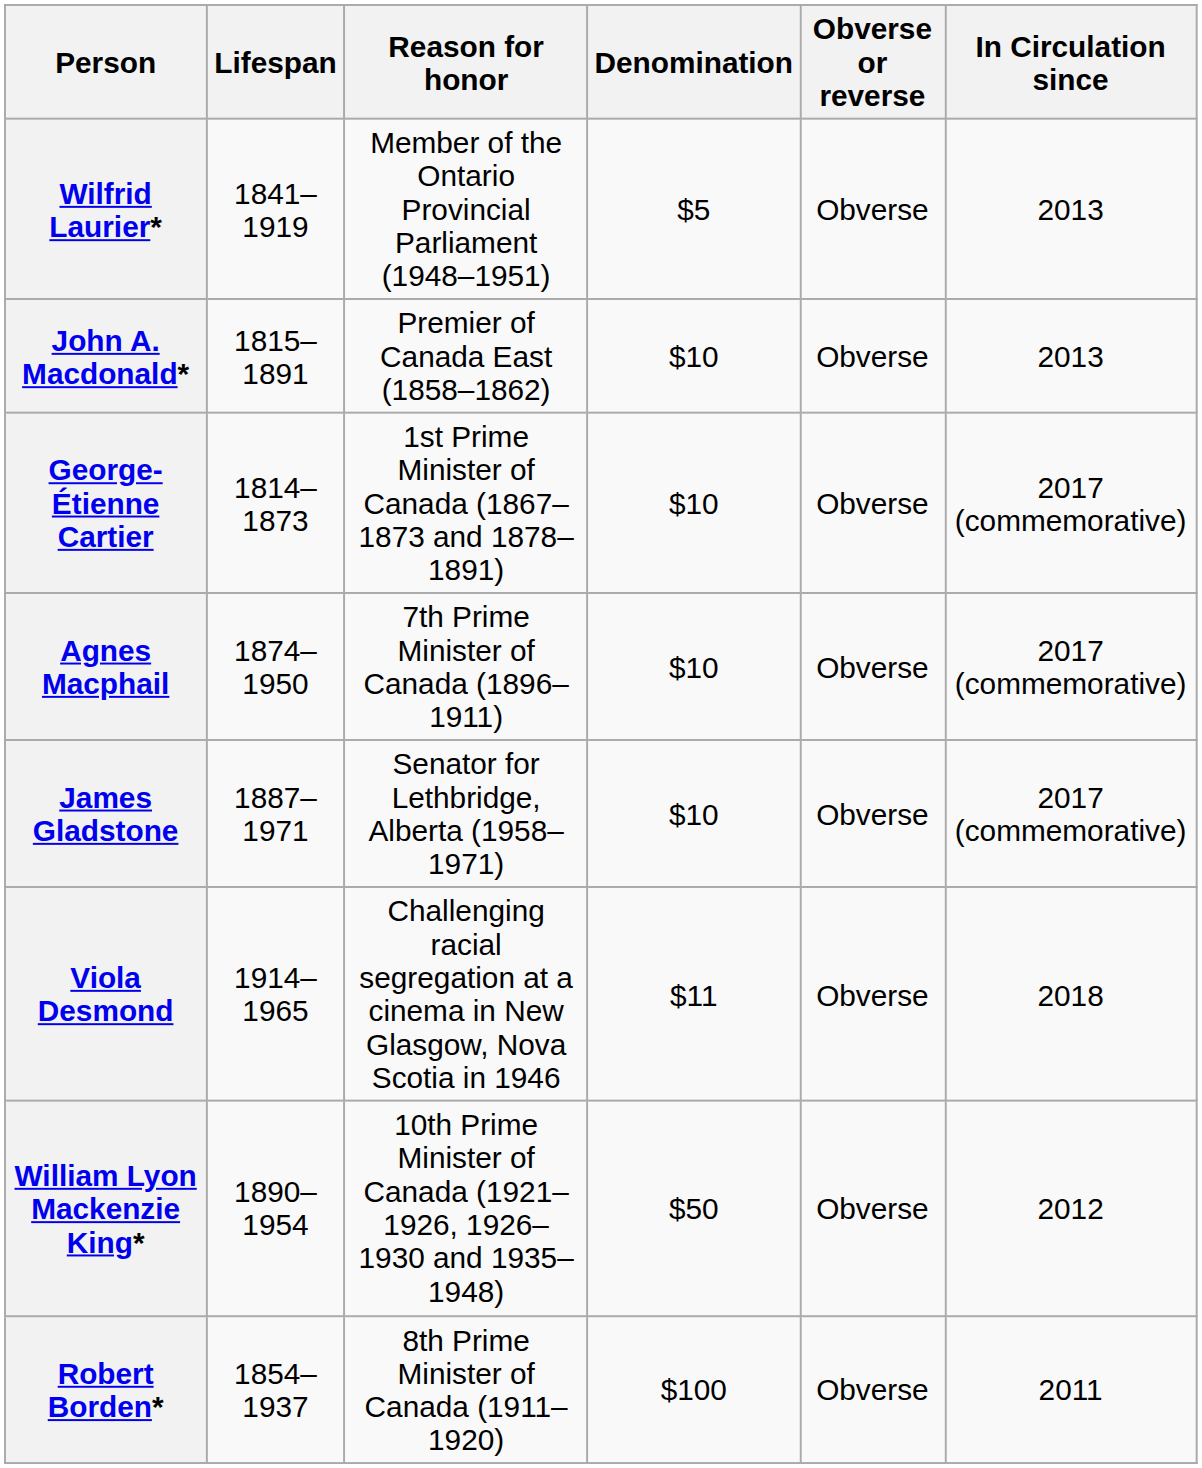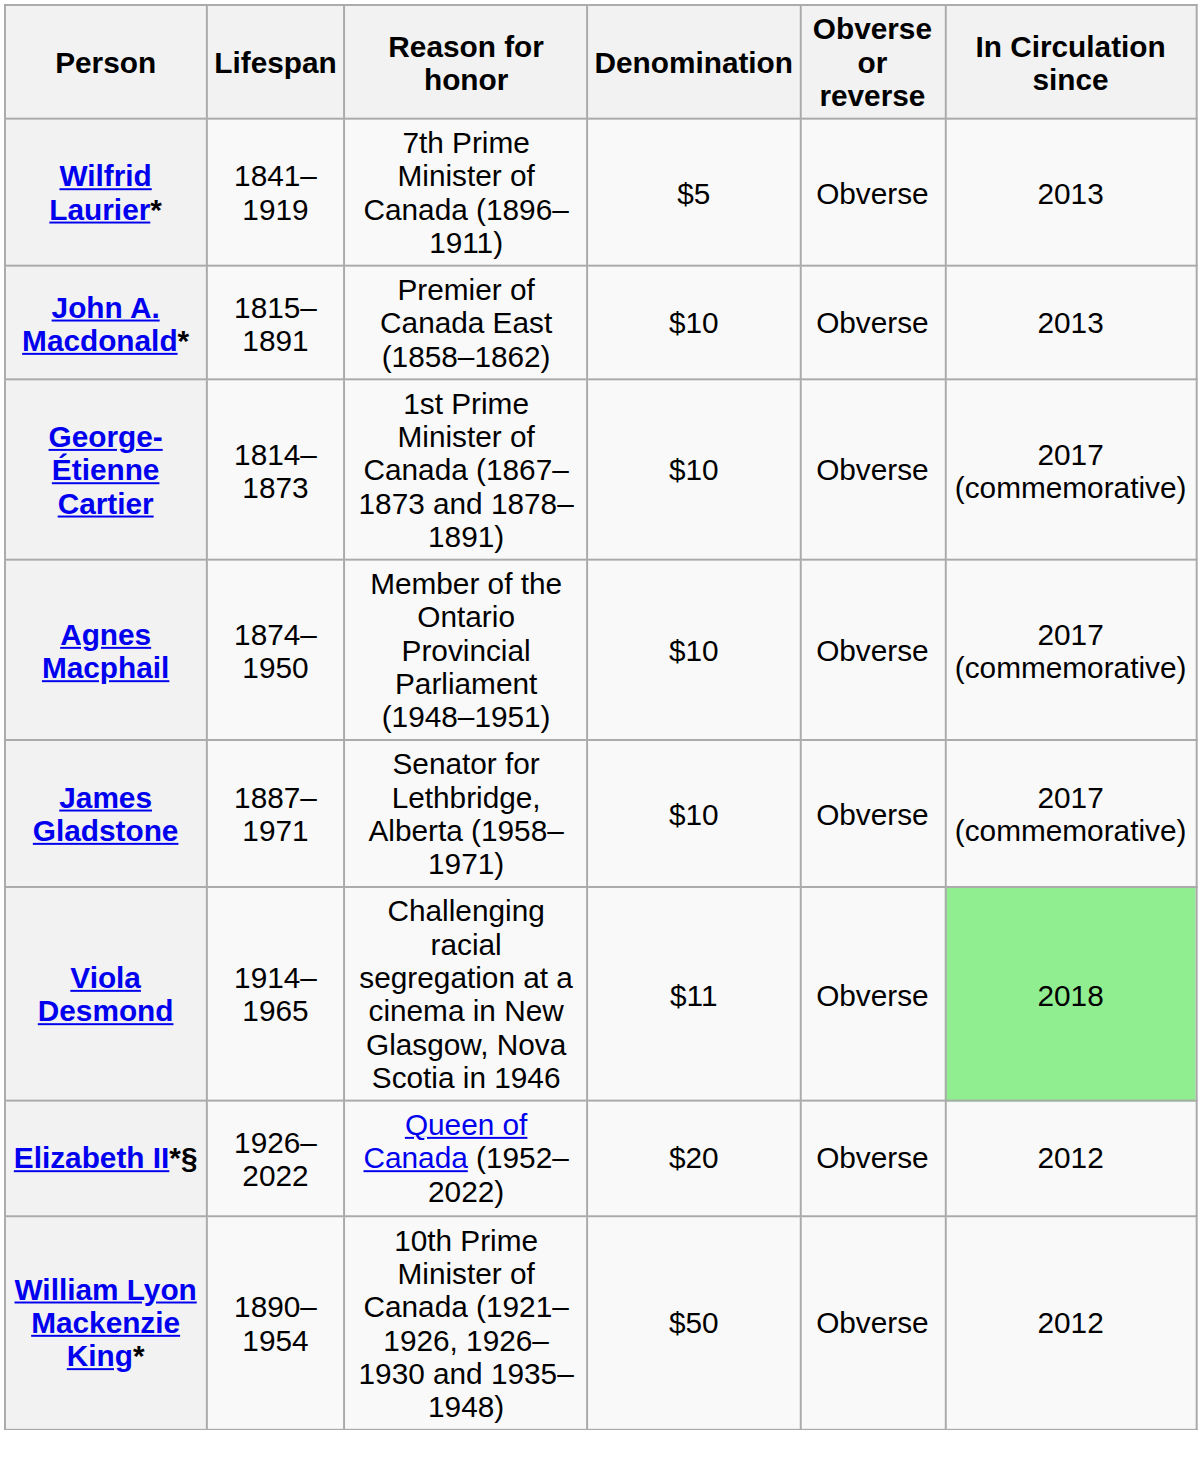(466, 209) Member of the Ontario Provincial Parliament (1948–1951) -> (466, 193) 7th Prime Minister of Canada (1896–1911)
(466, 667) 7th Prime Minister of Canada (1896–1911) -> (466, 651) Member of the Ontario Provincial Parliament (1948–1951)
(1071, 995) no background -> (1071, 995) lightgreen background
+ row: (106, 1159)
- row: (106, 1389)
